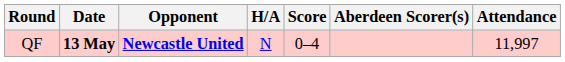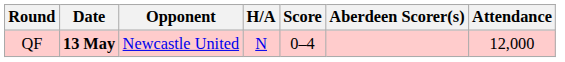(183, 43) bold -> (181, 43) normal
(517, 43) 11,997 -> (512, 43) 12,000
